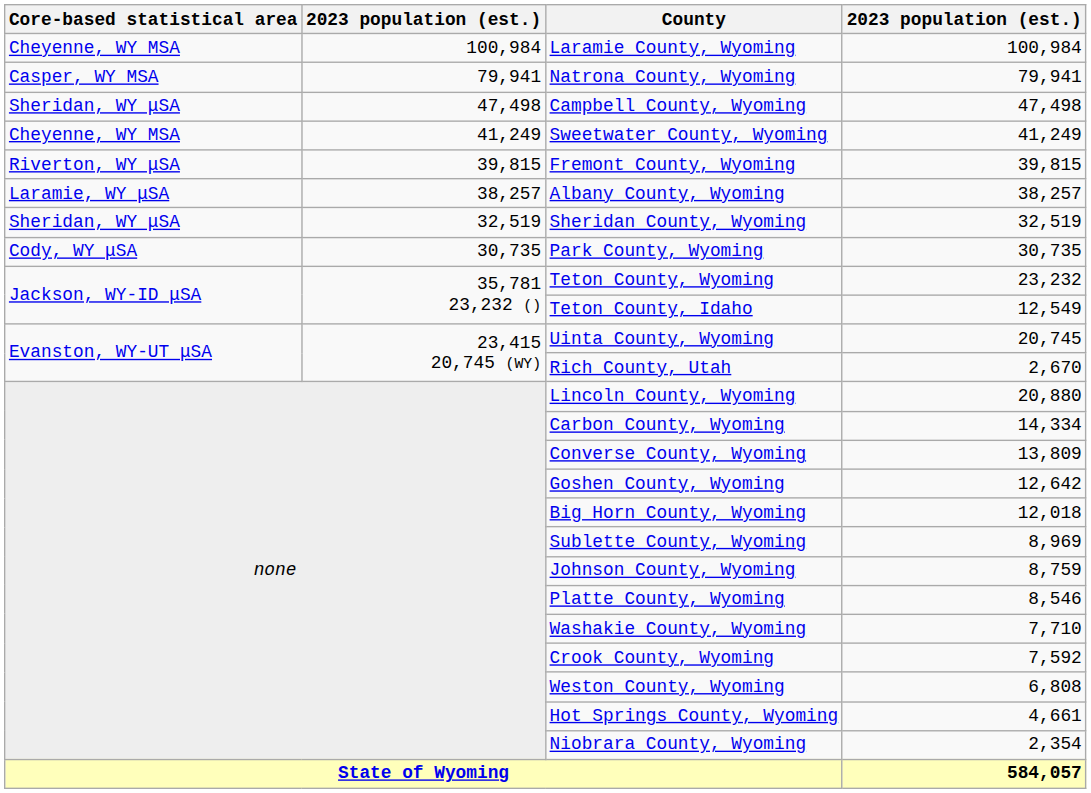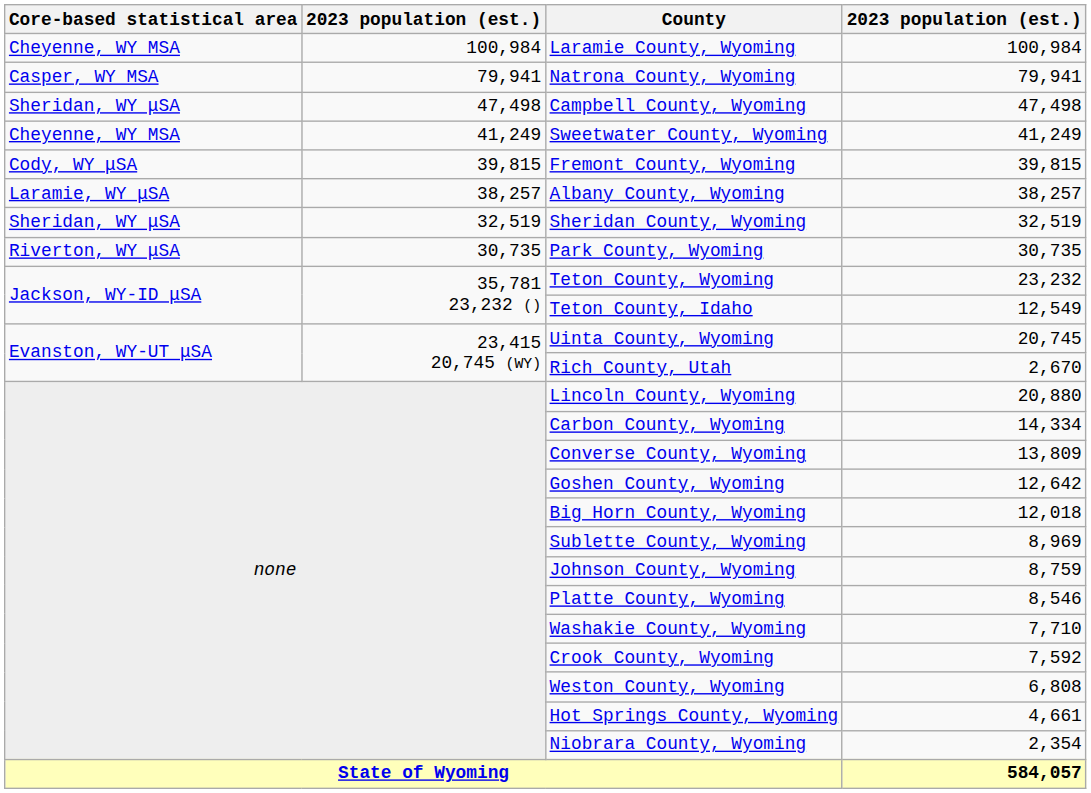(94, 164) Riverton, WY μSA -> (73, 164) Cody, WY μSA
(73, 251) Cody, WY μSA -> (94, 251) Riverton, WY μSA
